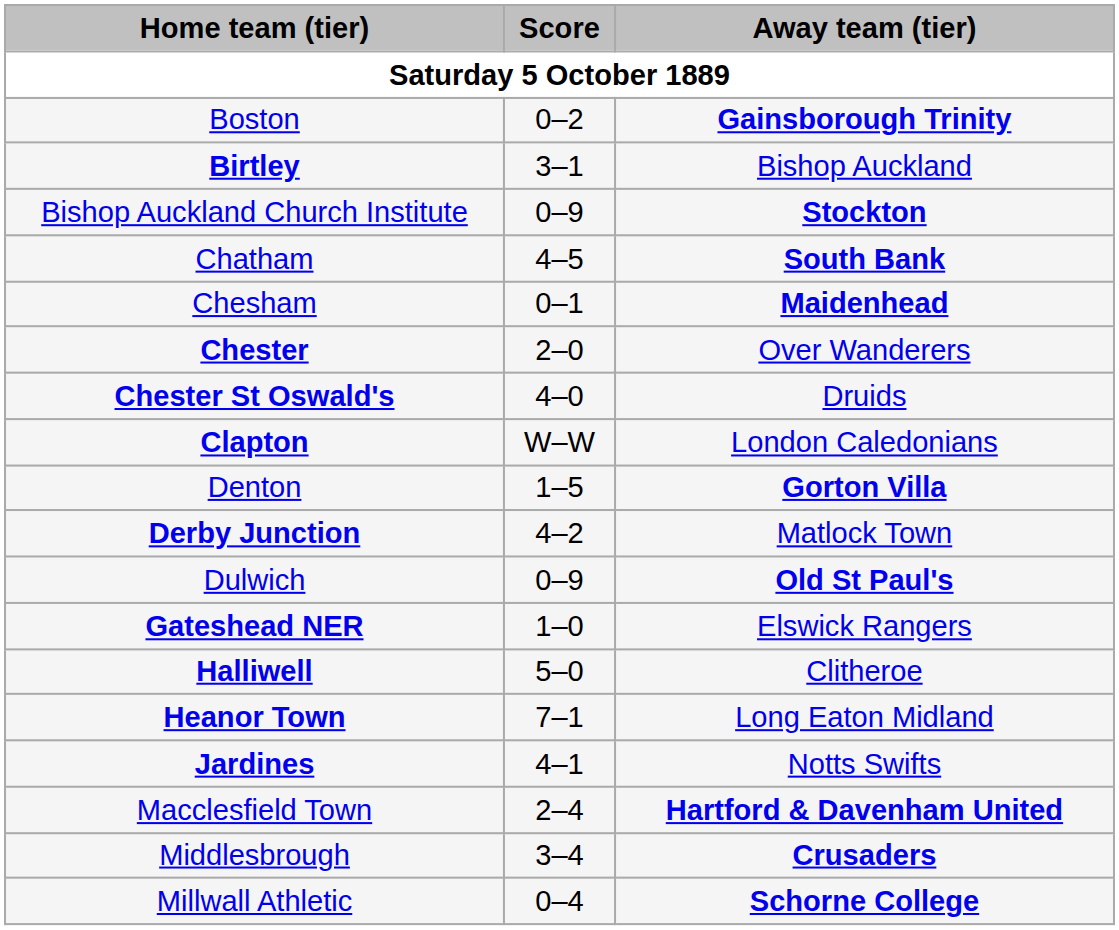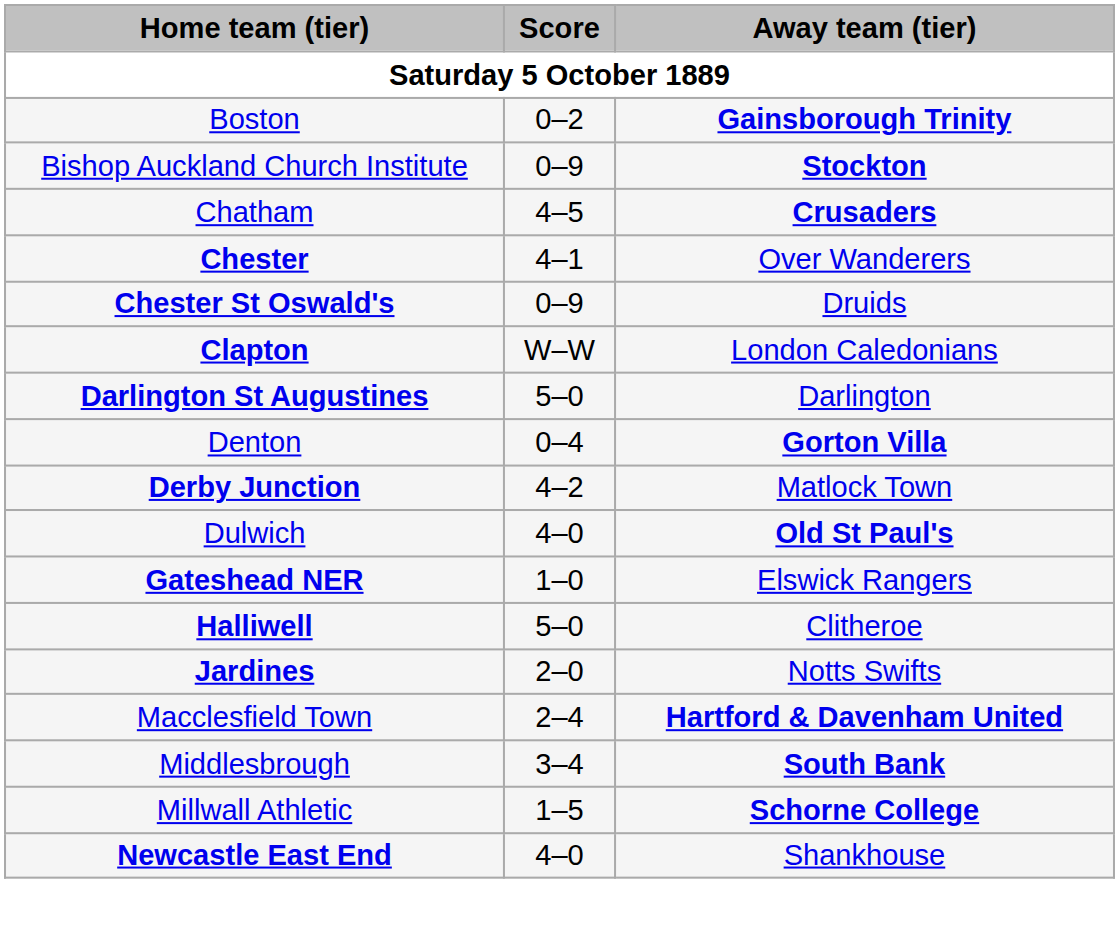- row: (255, 166)
(864, 258) South Bank -> (864, 212) Crusaders
- row: (255, 304)
(559, 350) 2–0 -> (559, 258) 4–1
(559, 396) 4–0 -> (559, 304) 0–9
+ row: (255, 396)
(559, 488) 1–5 -> (559, 442) 0–4
(559, 580) 0–9 -> (559, 534) 4–0
- row: (255, 718)
(559, 764) 4–1 -> (559, 672) 2–0
(864, 856) Crusaders -> (864, 764) South Bank
(559, 902) 0–4 -> (559, 810) 1–5
+ row: (255, 856)
